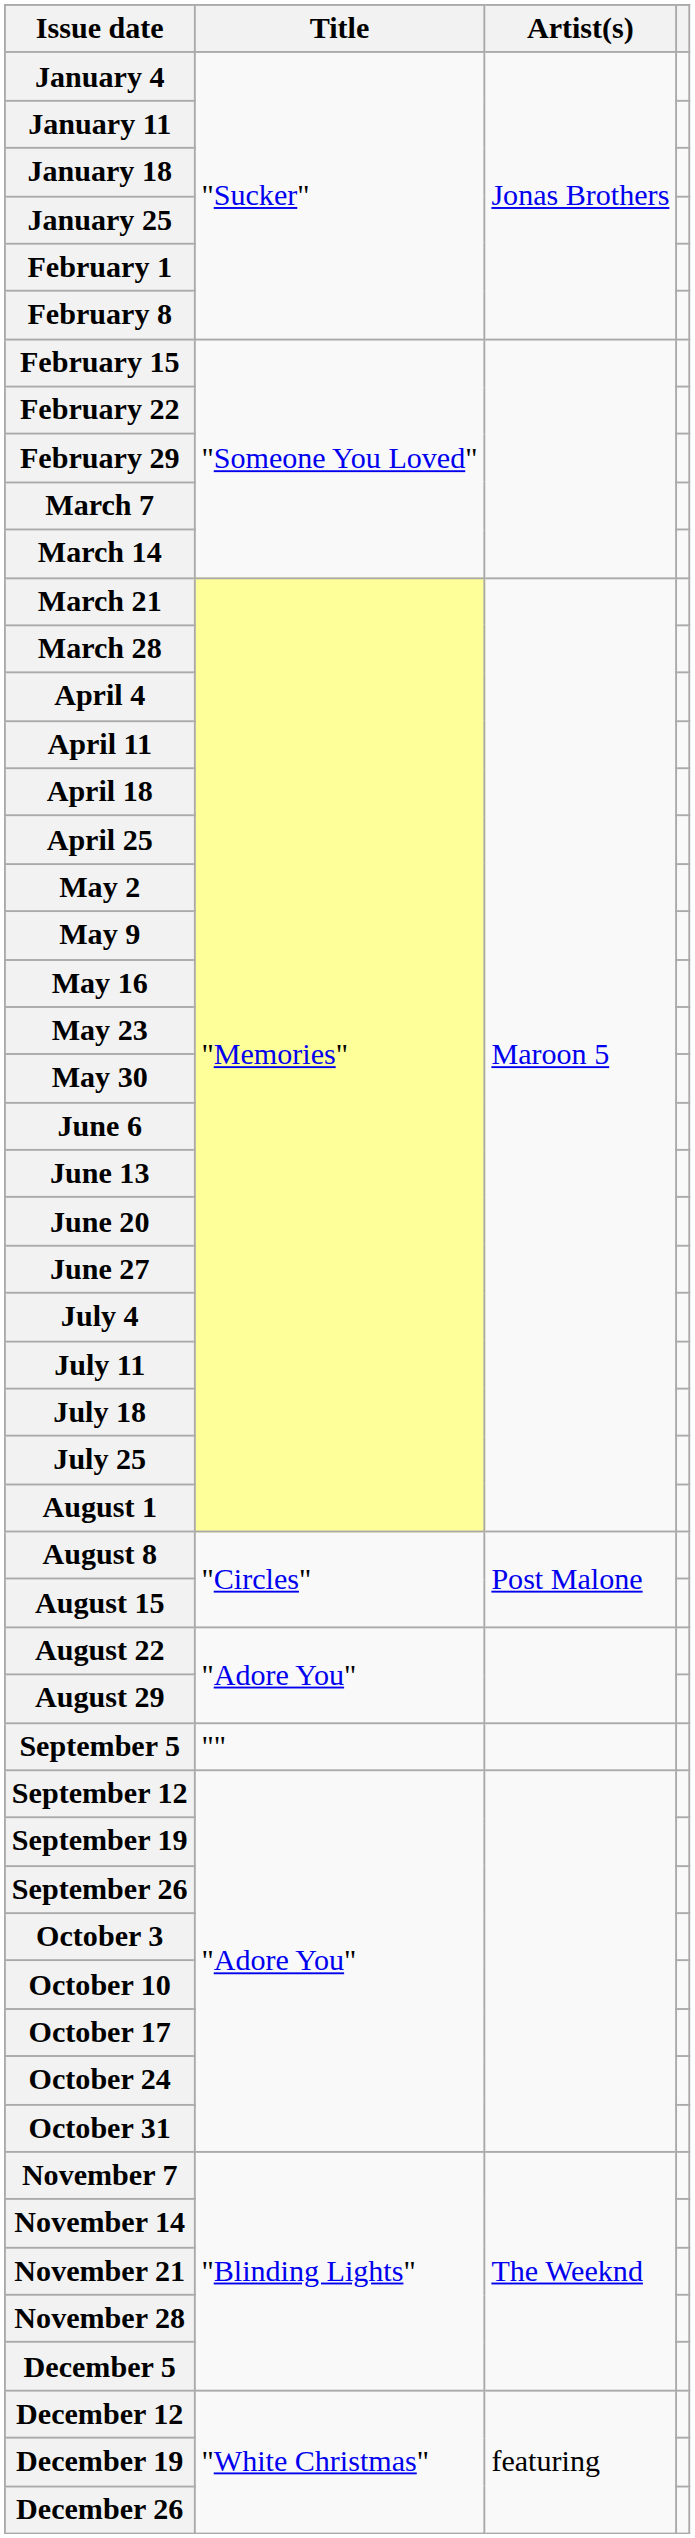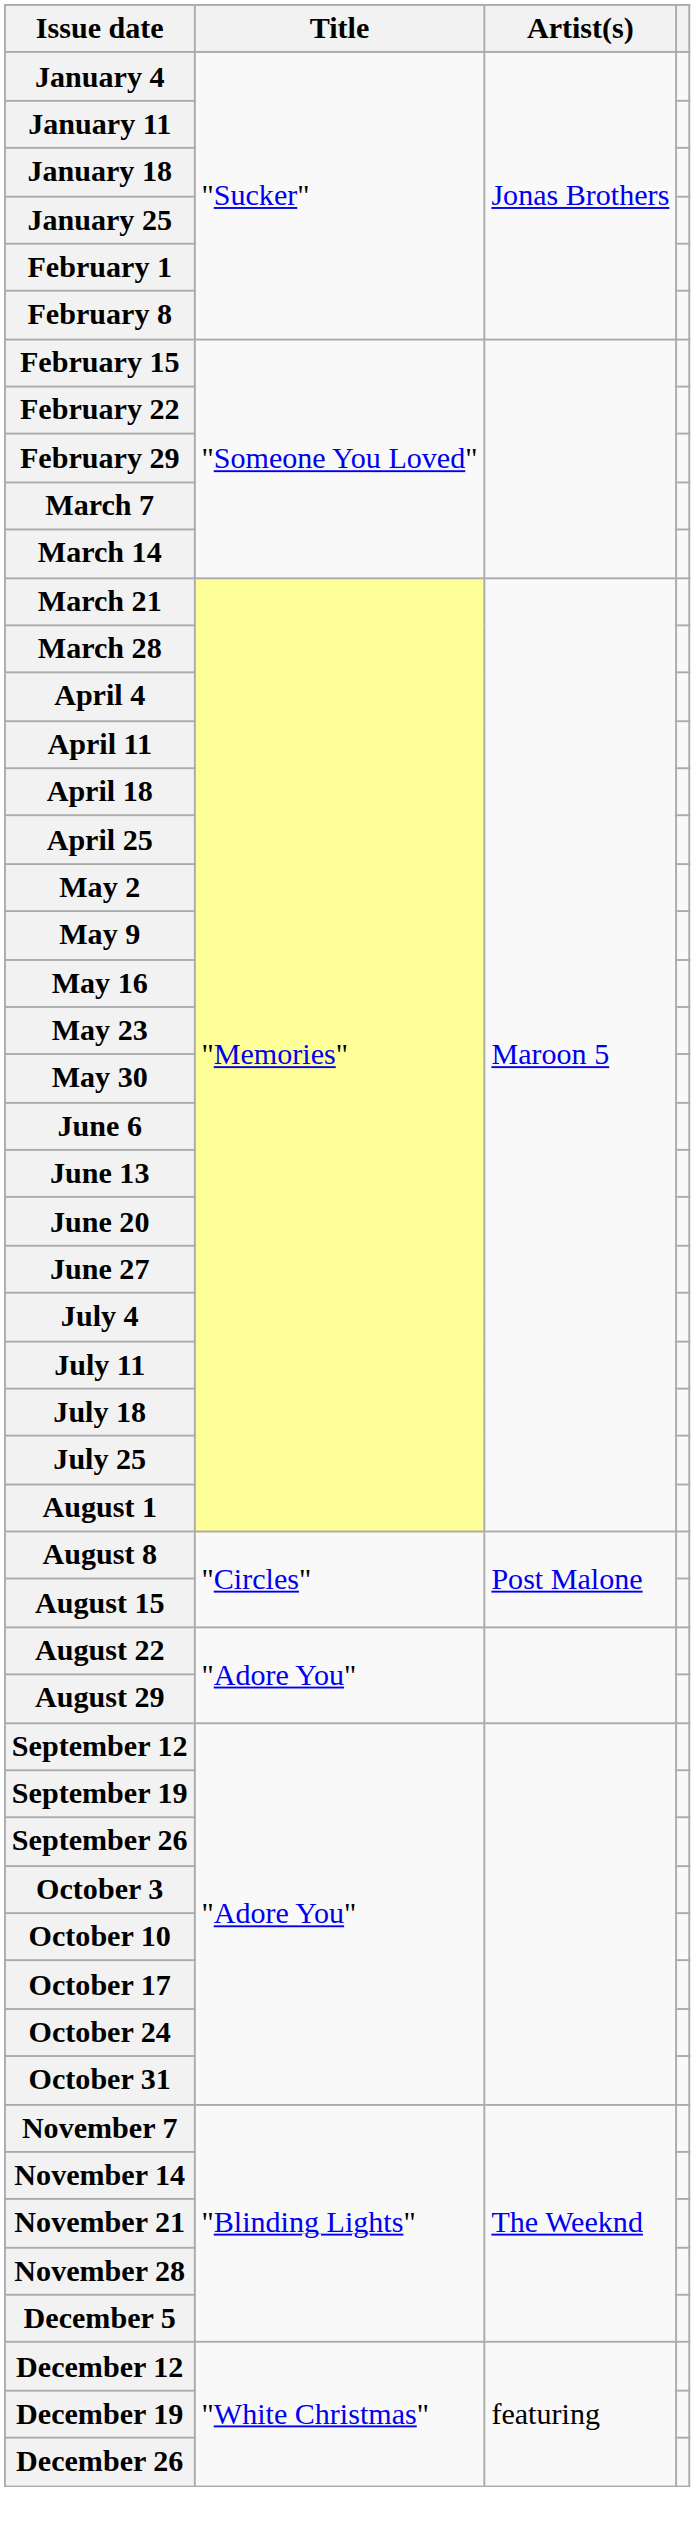- row: (100, 1745)
